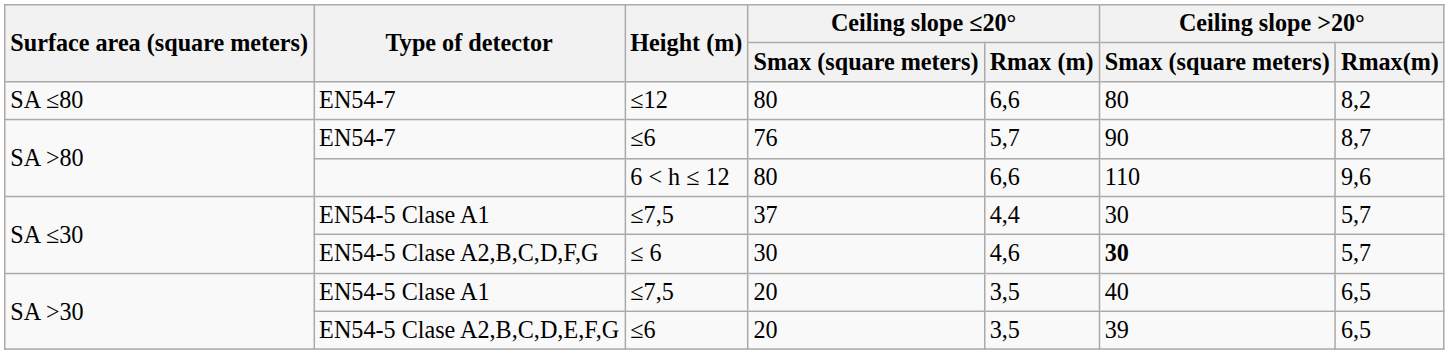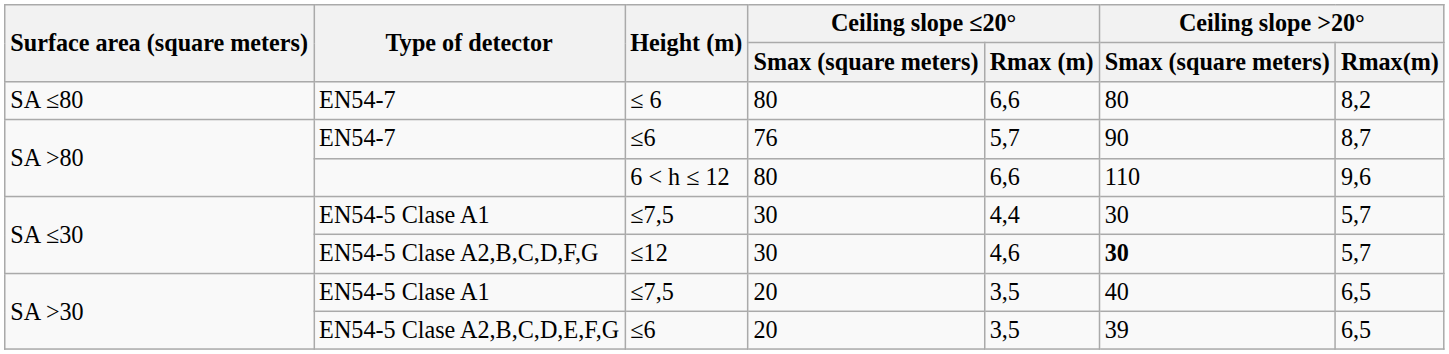(649, 100) ≤12 -> (646, 100) ≤ 6
(766, 215) 37 -> (766, 215) 30
(646, 253) ≤ 6 -> (649, 253) ≤12
